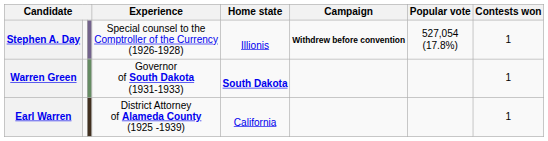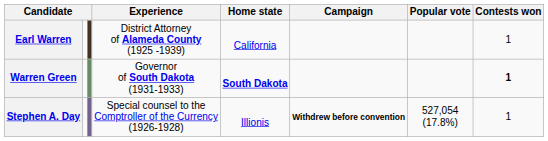rows swapped: (43, 39) <-> (43, 117)
(508, 78) normal -> (508, 78) bold
